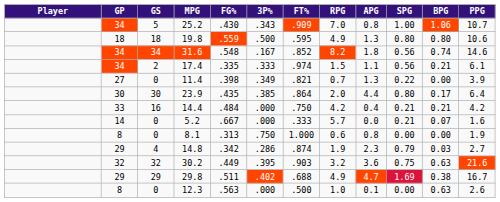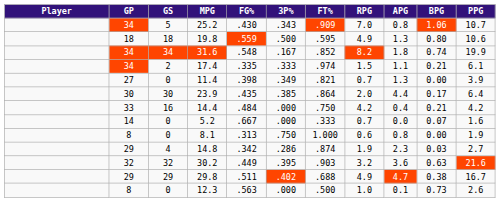- column: (404, 11)
(477, 53) 14.6 -> (476, 53) 19.9
(338, 121) 5.7 -> (364, 121) 0.7
(441, 190) 0.63 -> (436, 190) 0.73
